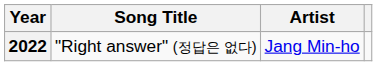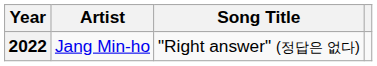columns swapped: (156, 18) <-> (312, 18)
